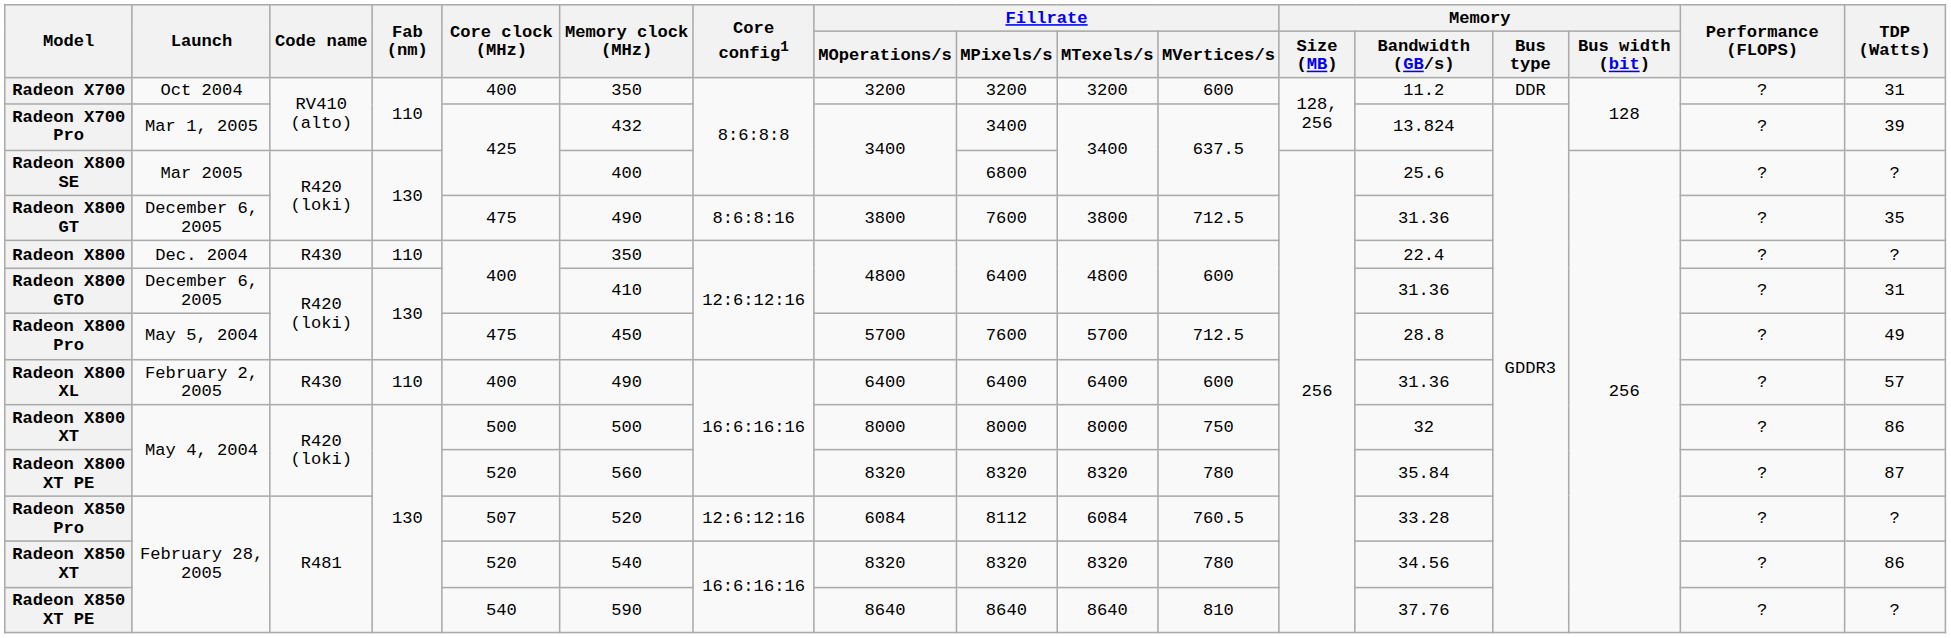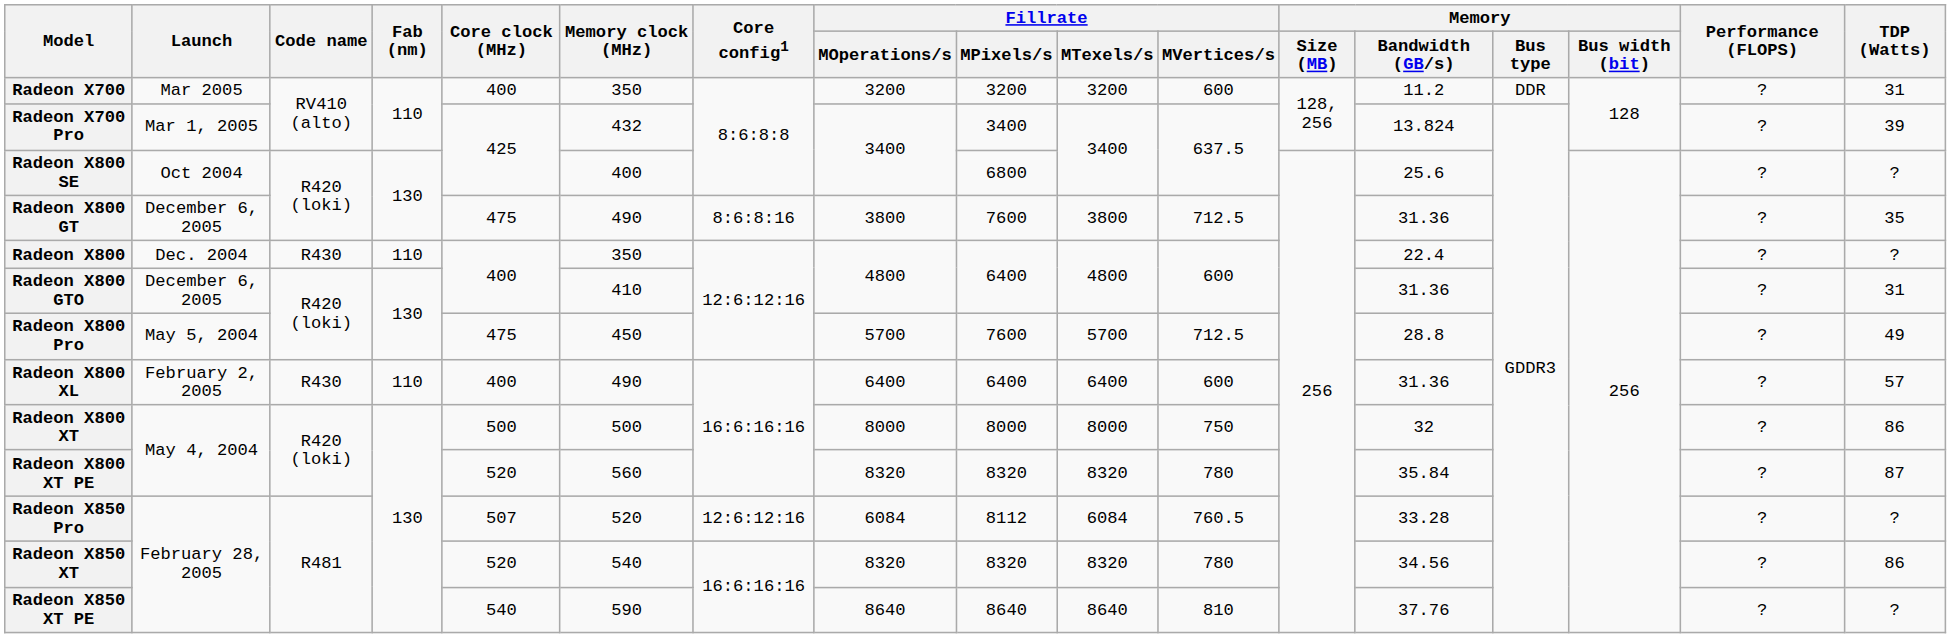(202, 91) Oct 2004 -> (202, 91) Mar 2005
(202, 173) Mar 2005 -> (202, 173) Oct 2004
